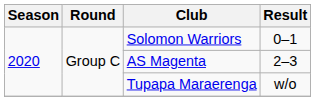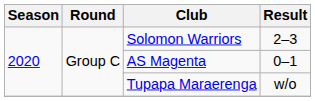(285, 38) 0–1 -> (285, 38) 2–3
(285, 61) 2–3 -> (285, 61) 0–1
